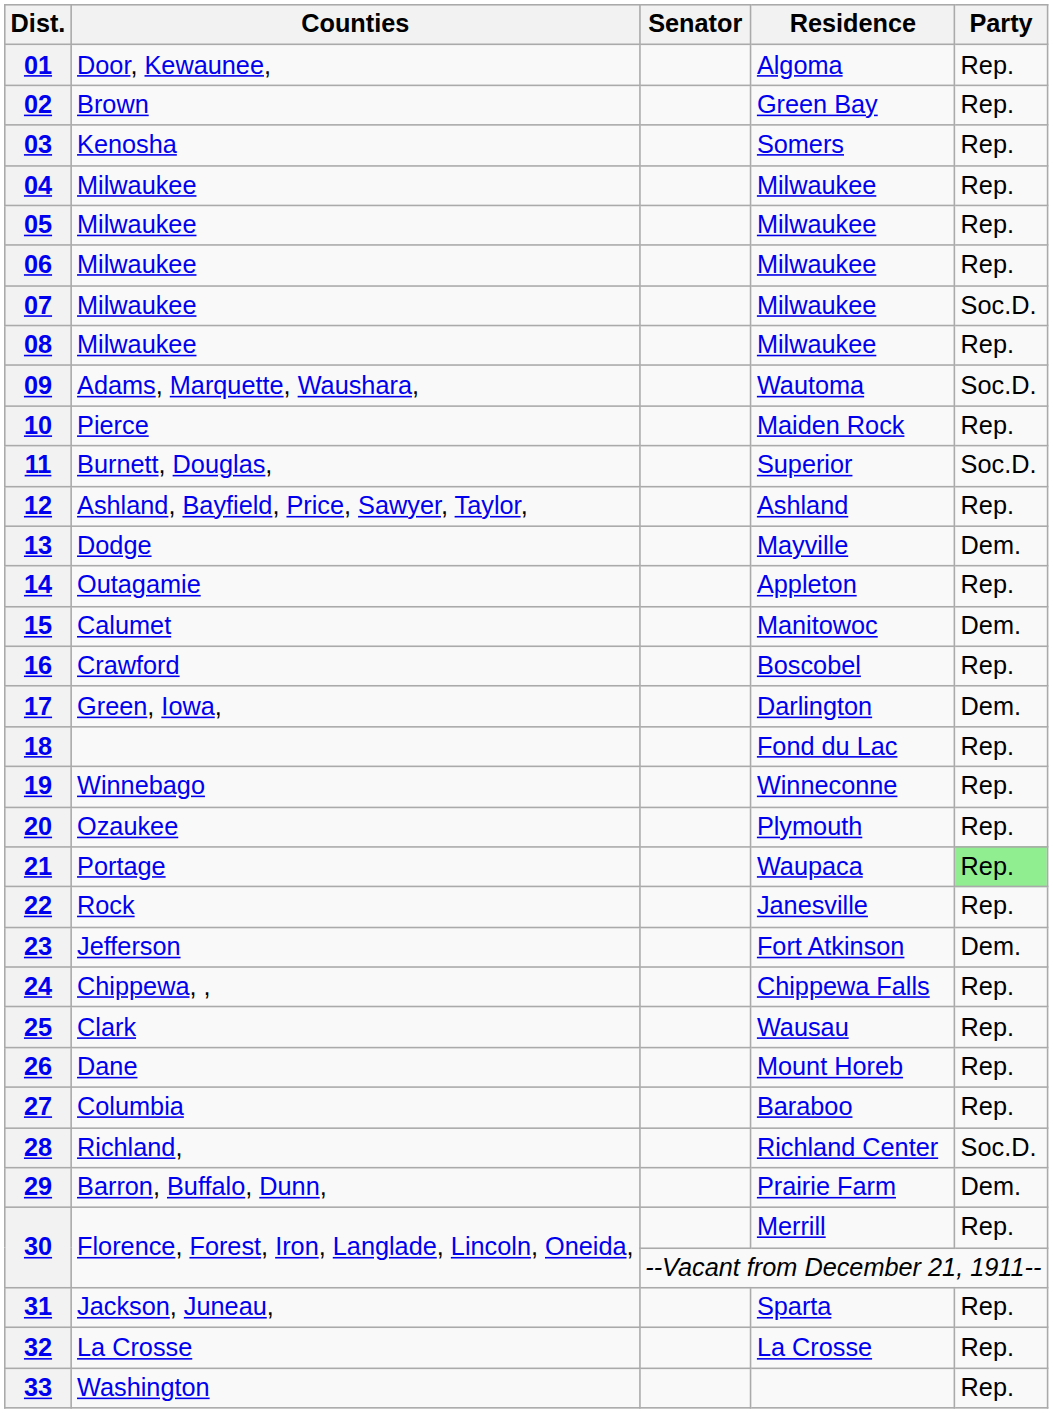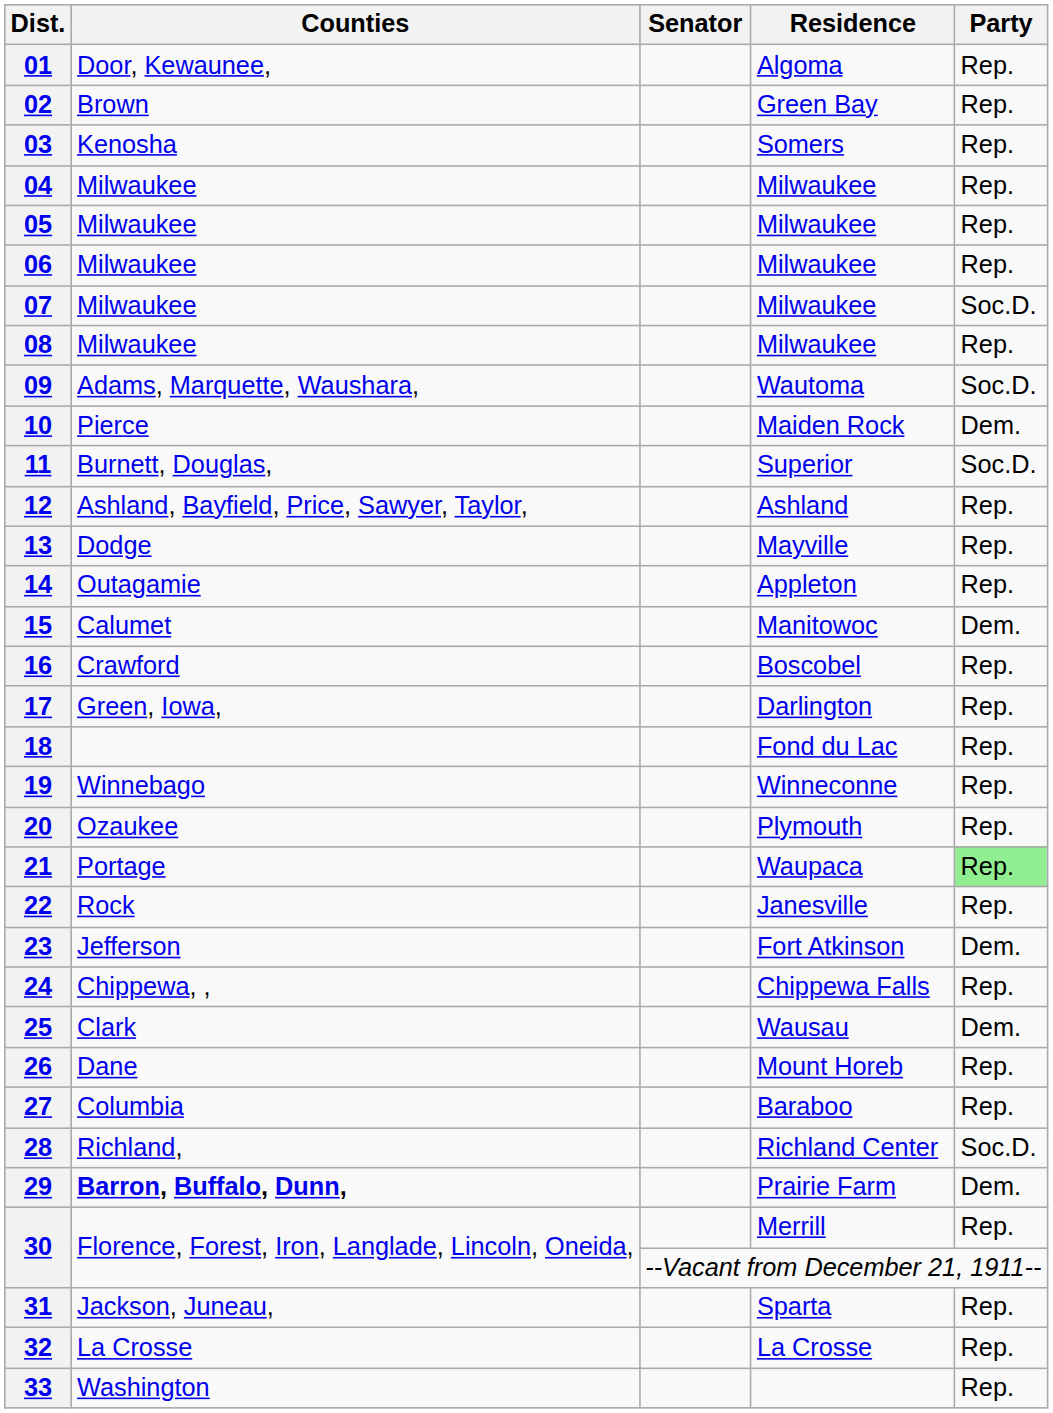(987, 425) Rep. -> (991, 425) Dem.
(991, 545) Dem. -> (987, 545) Rep.
(991, 706) Dem. -> (987, 706) Rep.
(987, 1026) Rep. -> (991, 1026) Dem.
(202, 1187) normal -> (212, 1187) bold
